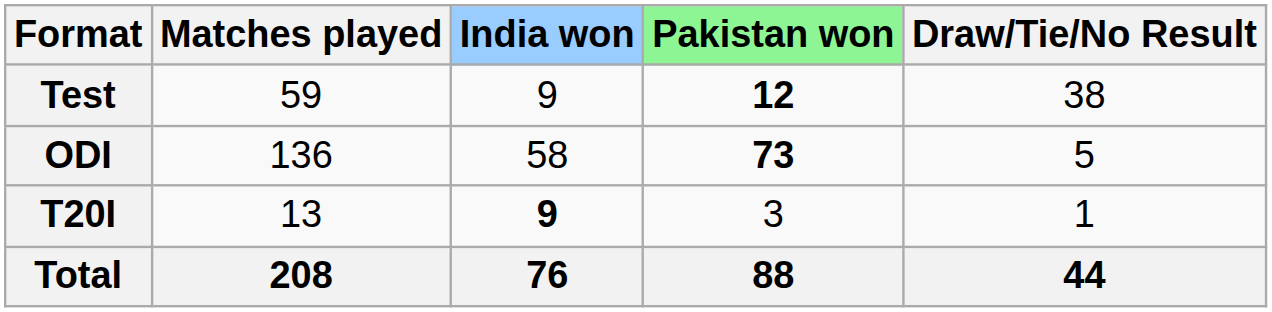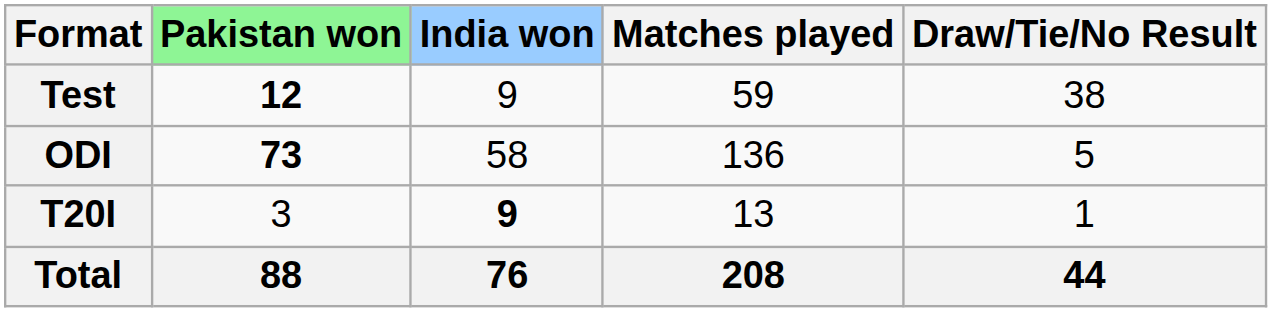columns swapped: (301, 34) <-> (773, 34)
